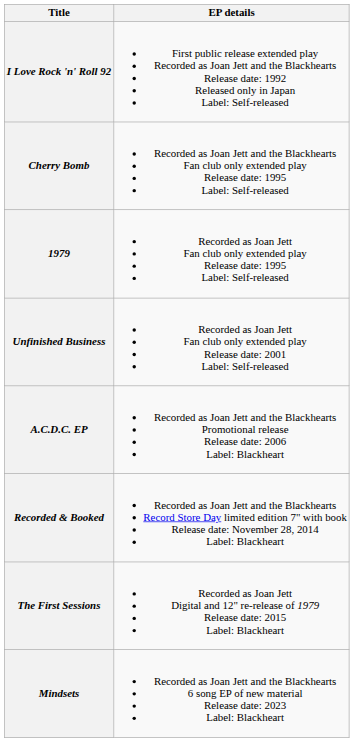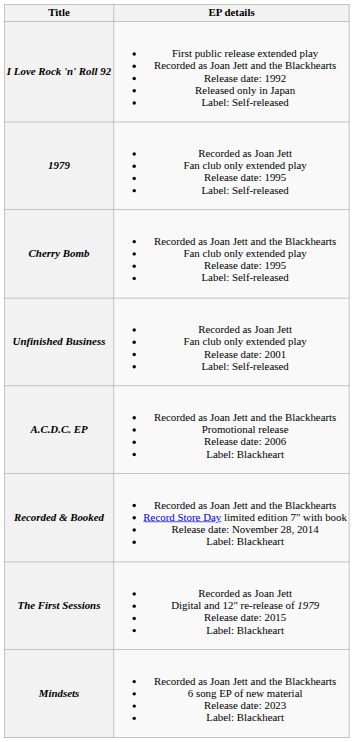rows swapped: (59, 253) <-> (59, 165)
